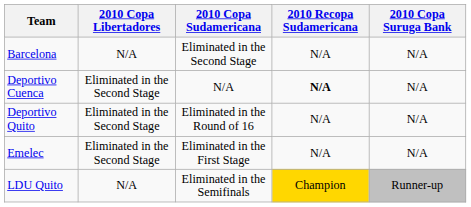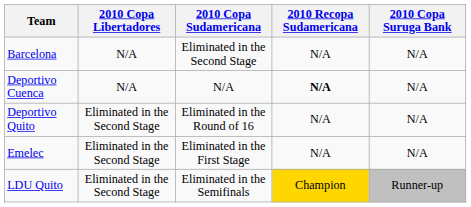(127, 86) Eliminated in the Second Stage -> (127, 86) N/A
(127, 185) N/A -> (127, 185) Eliminated in the Second Stage
